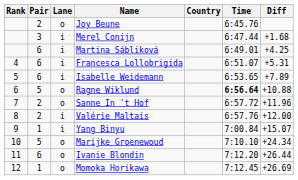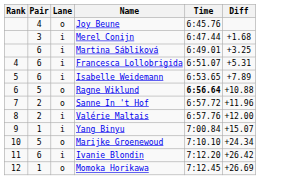- column: (204, 11)
(39, 24) 2 -> (39, 24) 4
(277, 50) +4.25 -> (239, 50) +3.25
(62, 155) o -> (62, 155) i
(277, 155) +26.44 -> (239, 155) +26.42
